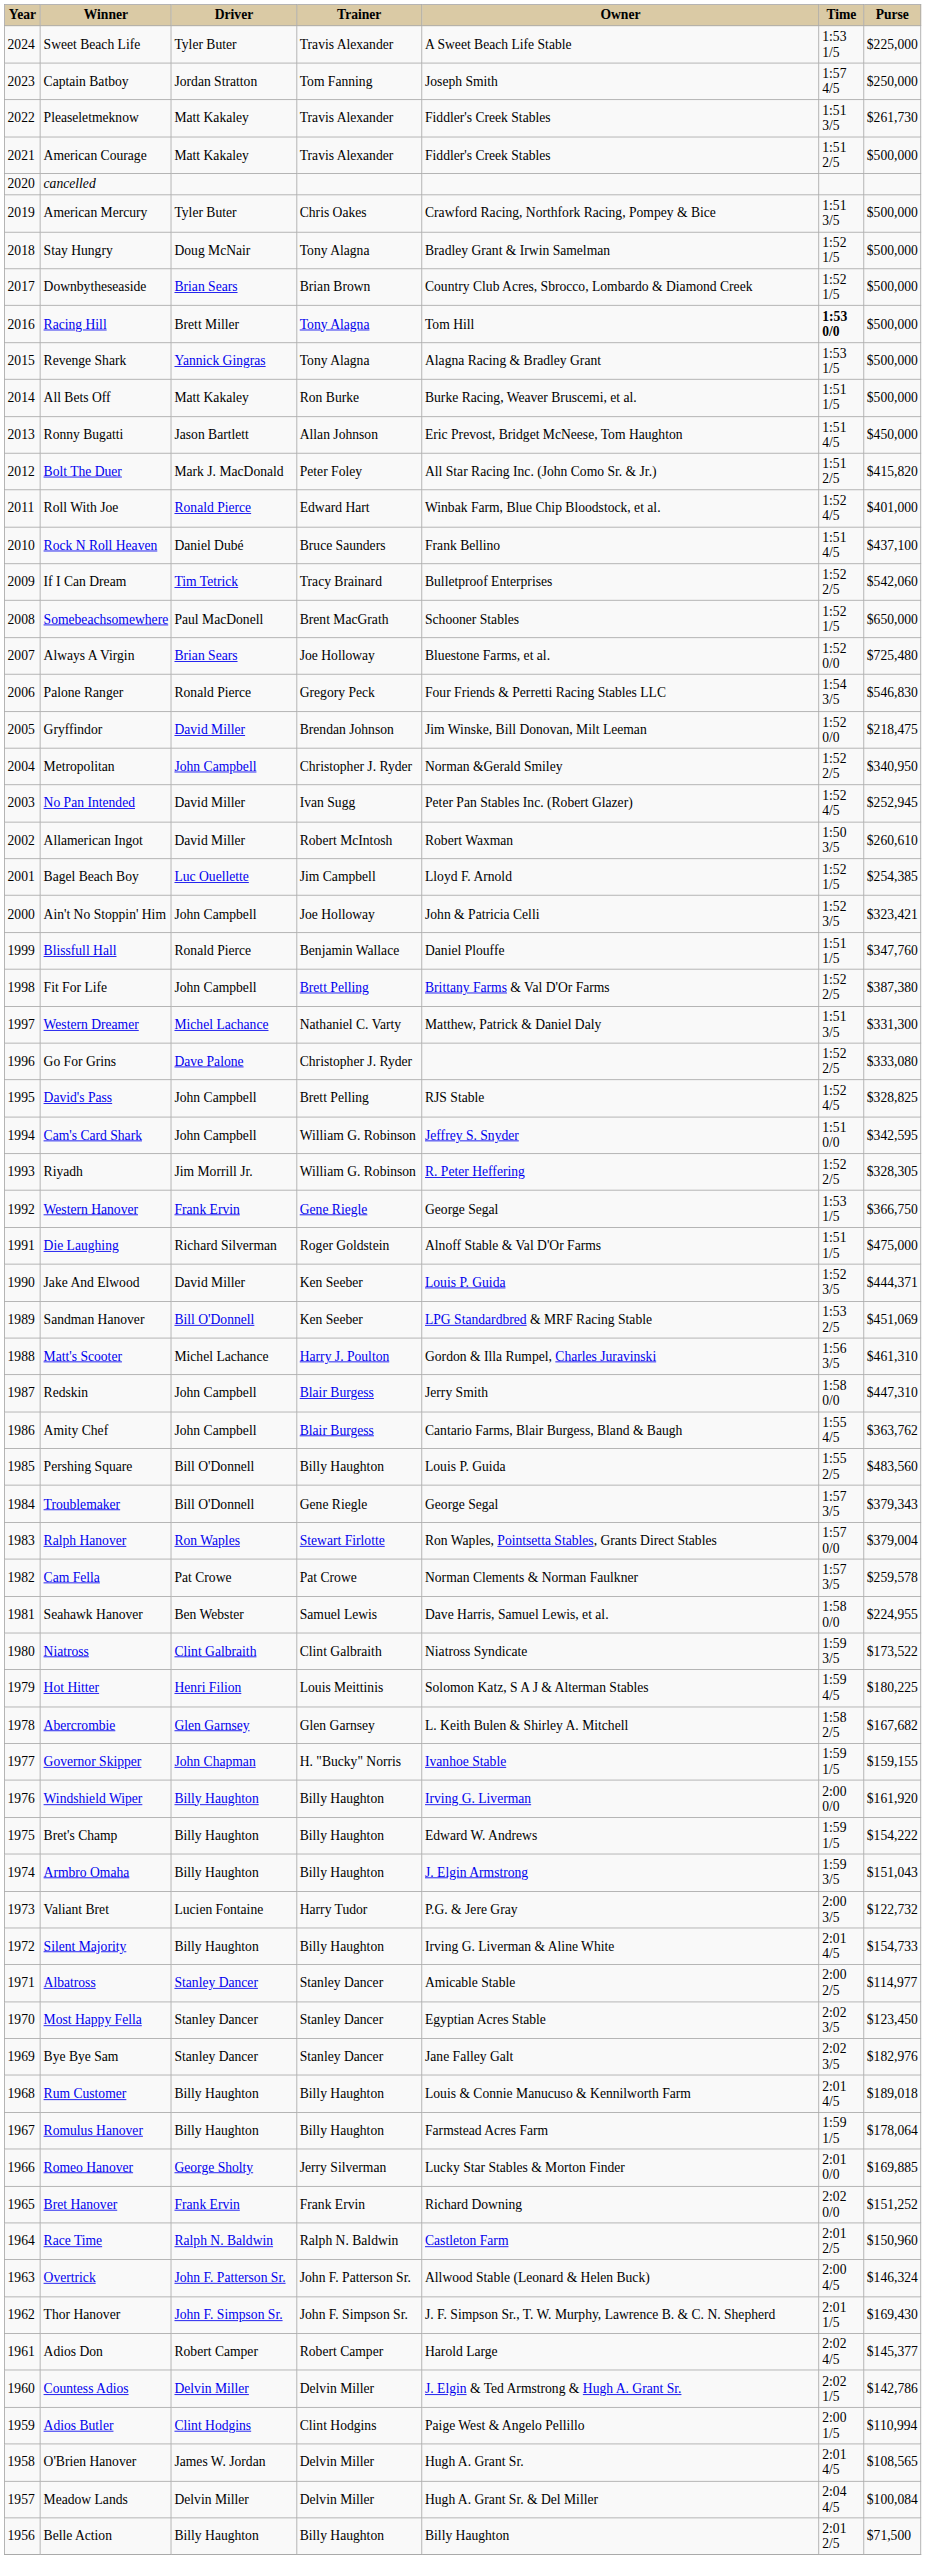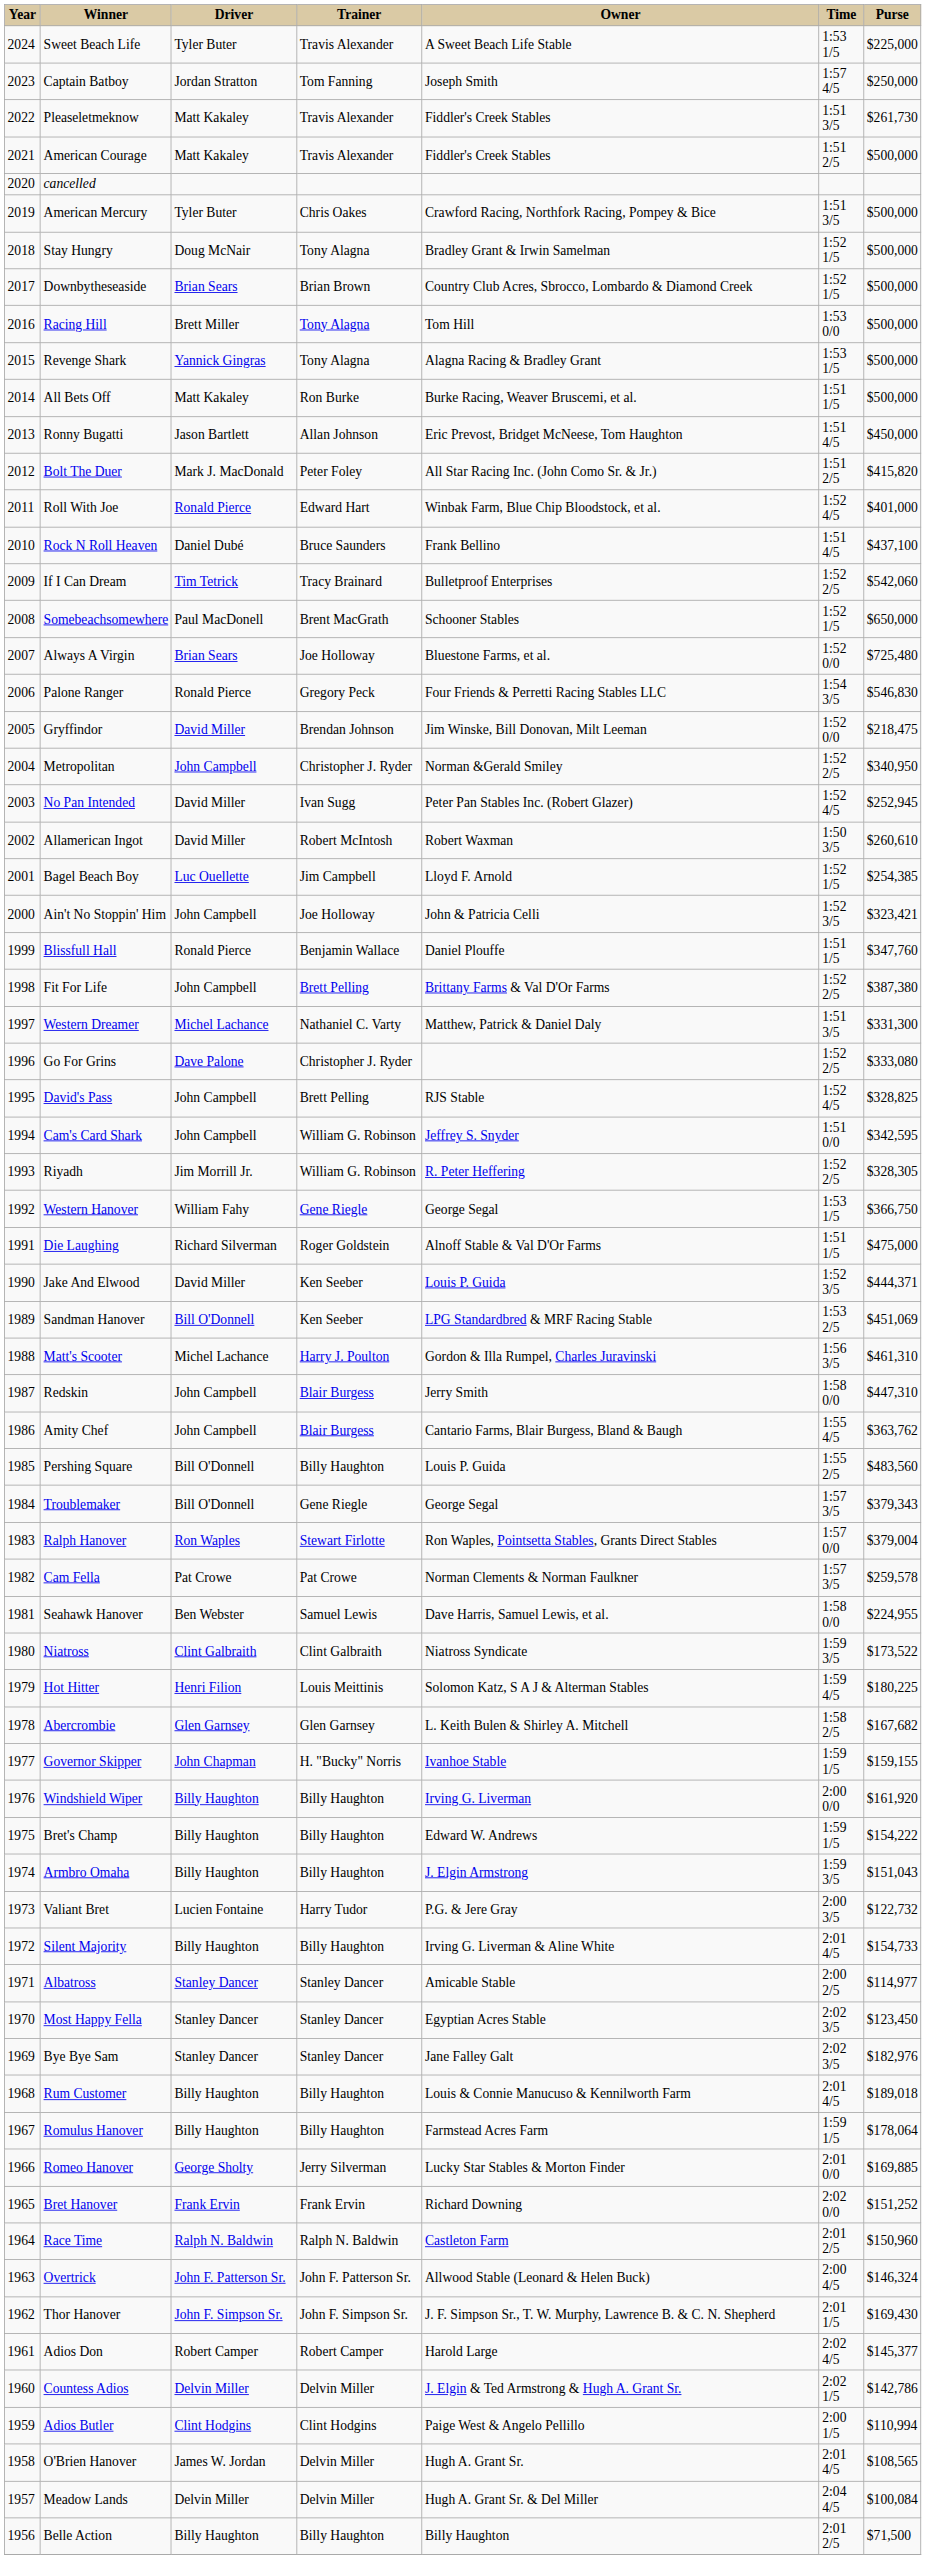(835, 324) bold -> (834, 324) normal
(207, 1209) Frank Ervin -> (212, 1209) William Fahy
